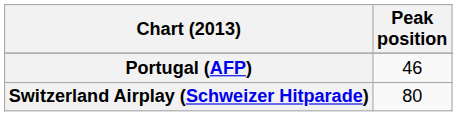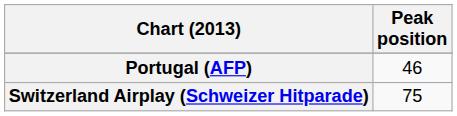(412, 96) 80 -> (412, 96) 75
